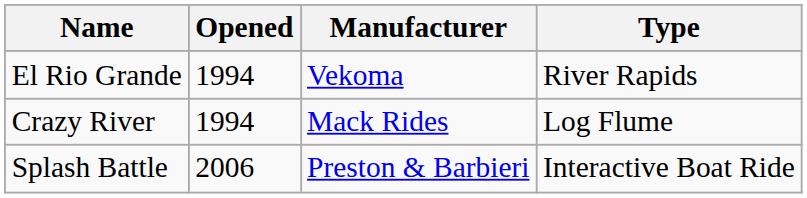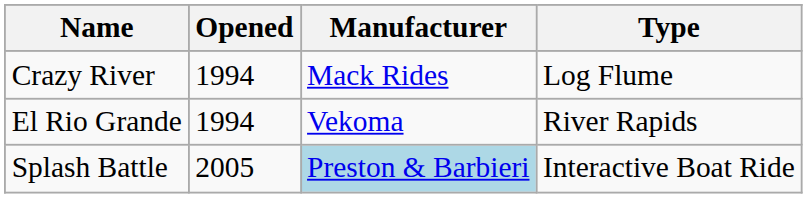rows swapped: (83, 121) <-> (97, 74)
(225, 167) 2006 -> (225, 167) 2005
(418, 167) no background -> (418, 167) lightblue background
